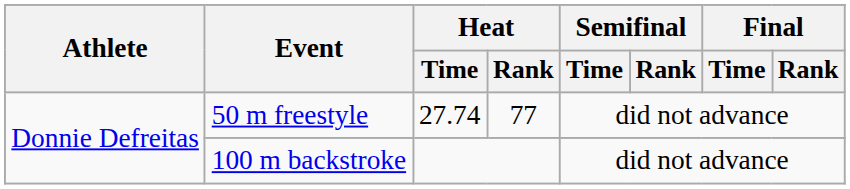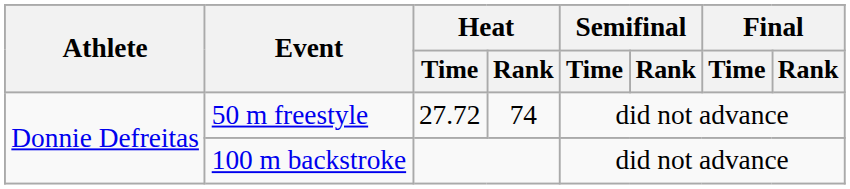(450, 115) 27.74 -> (450, 115) 27.72
(523, 115) 77 -> (523, 115) 74
